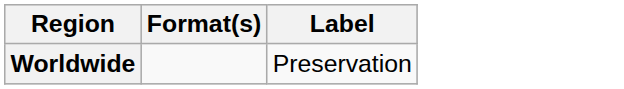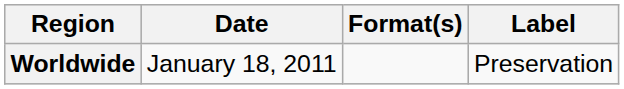+ column: (242, 24)
